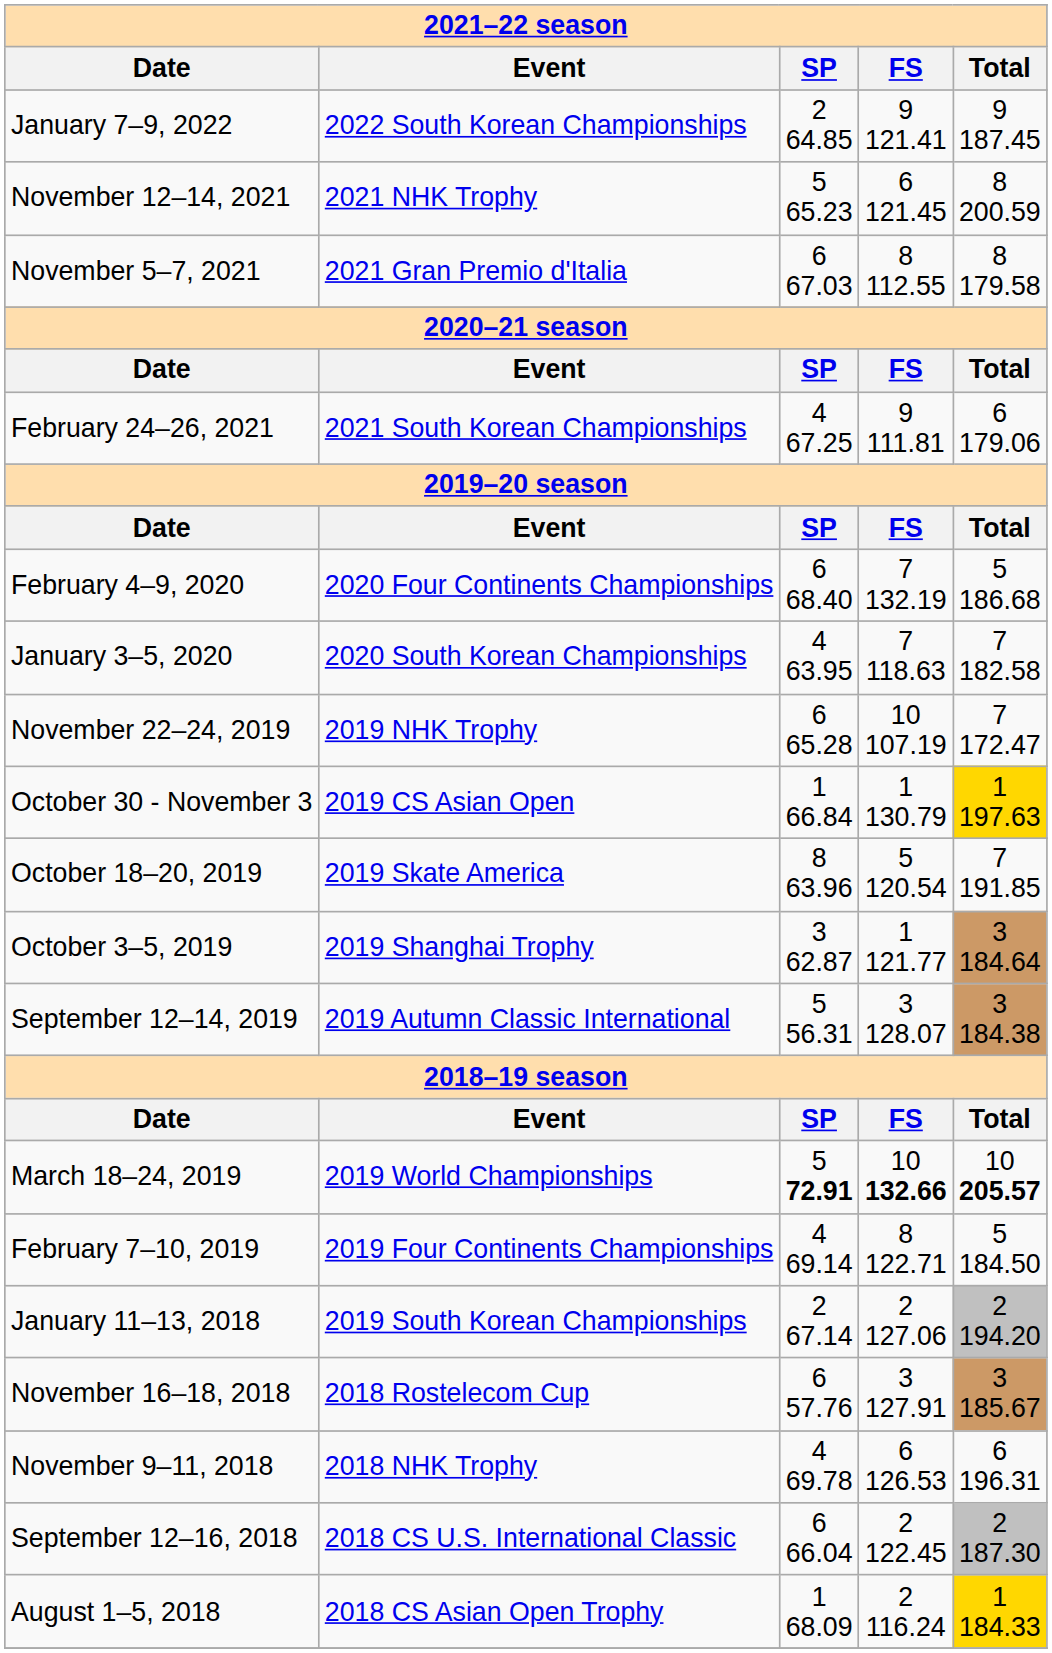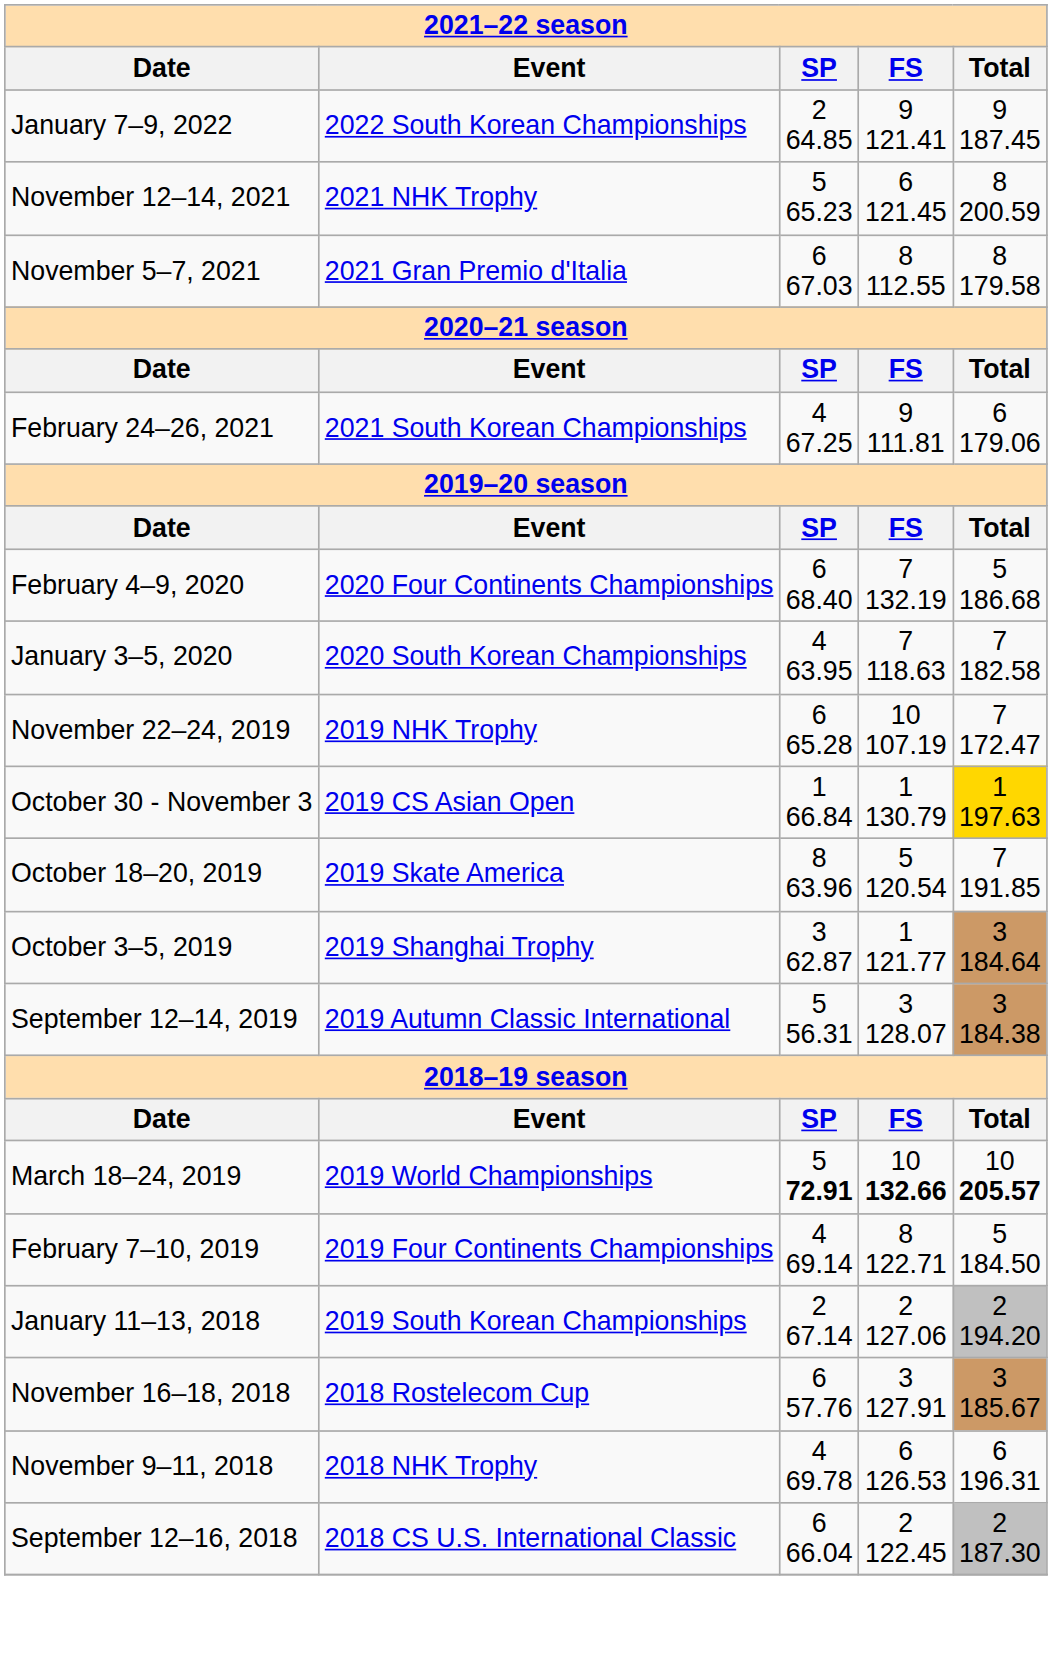- row: (116, 1611)
